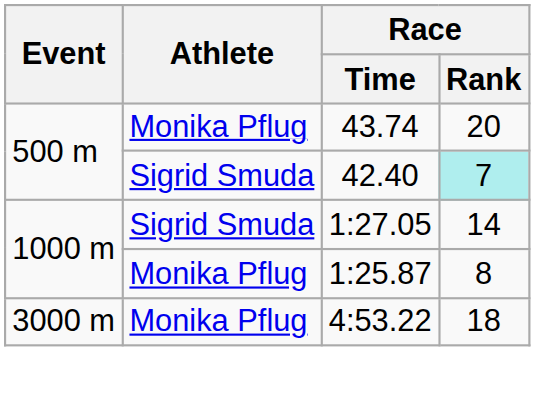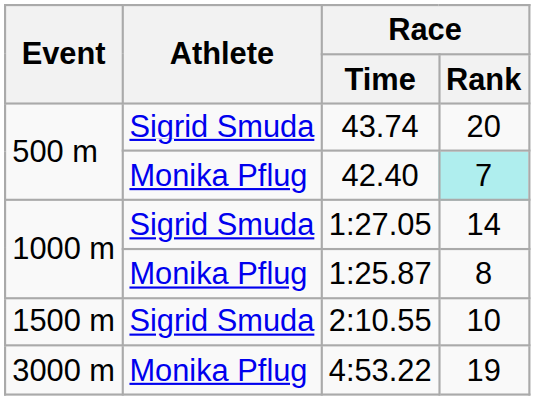(218, 127) Monika Pflug -> (222, 127) Sigrid Smuda
(222, 176) Sigrid Smuda -> (218, 176) Monika Pflug
+ row: (380, 322)
(484, 322) 18 -> (484, 371) 19
